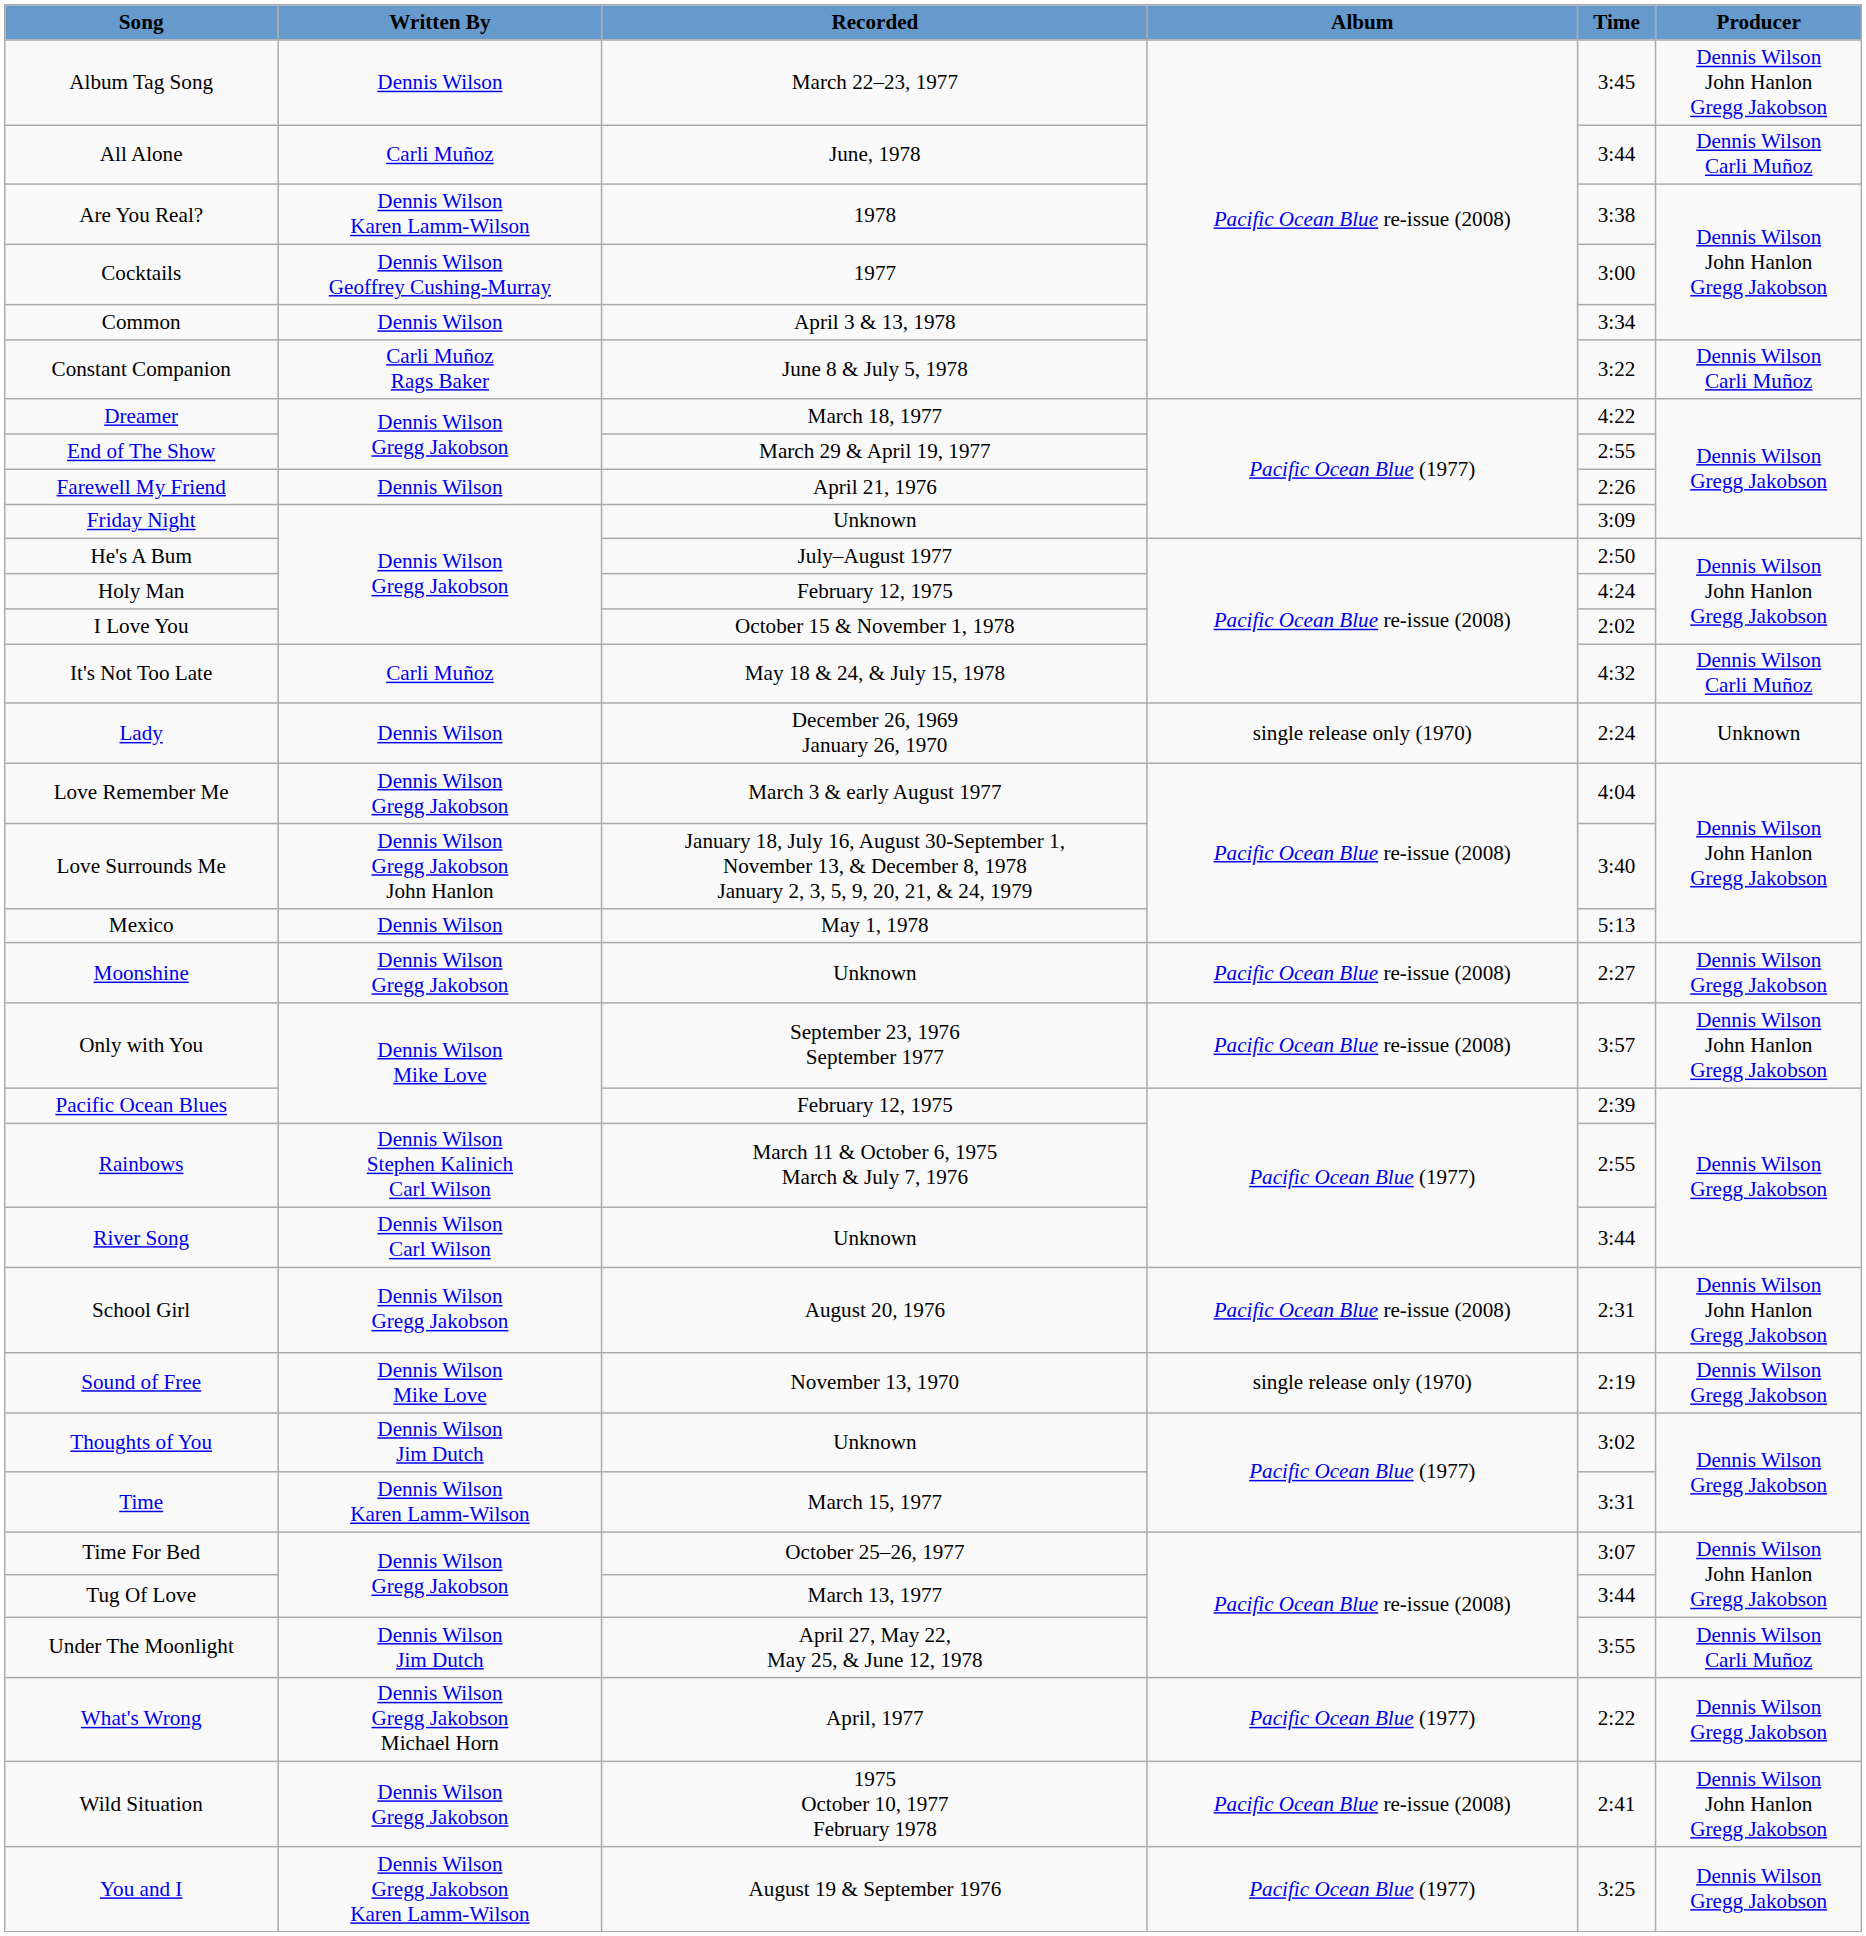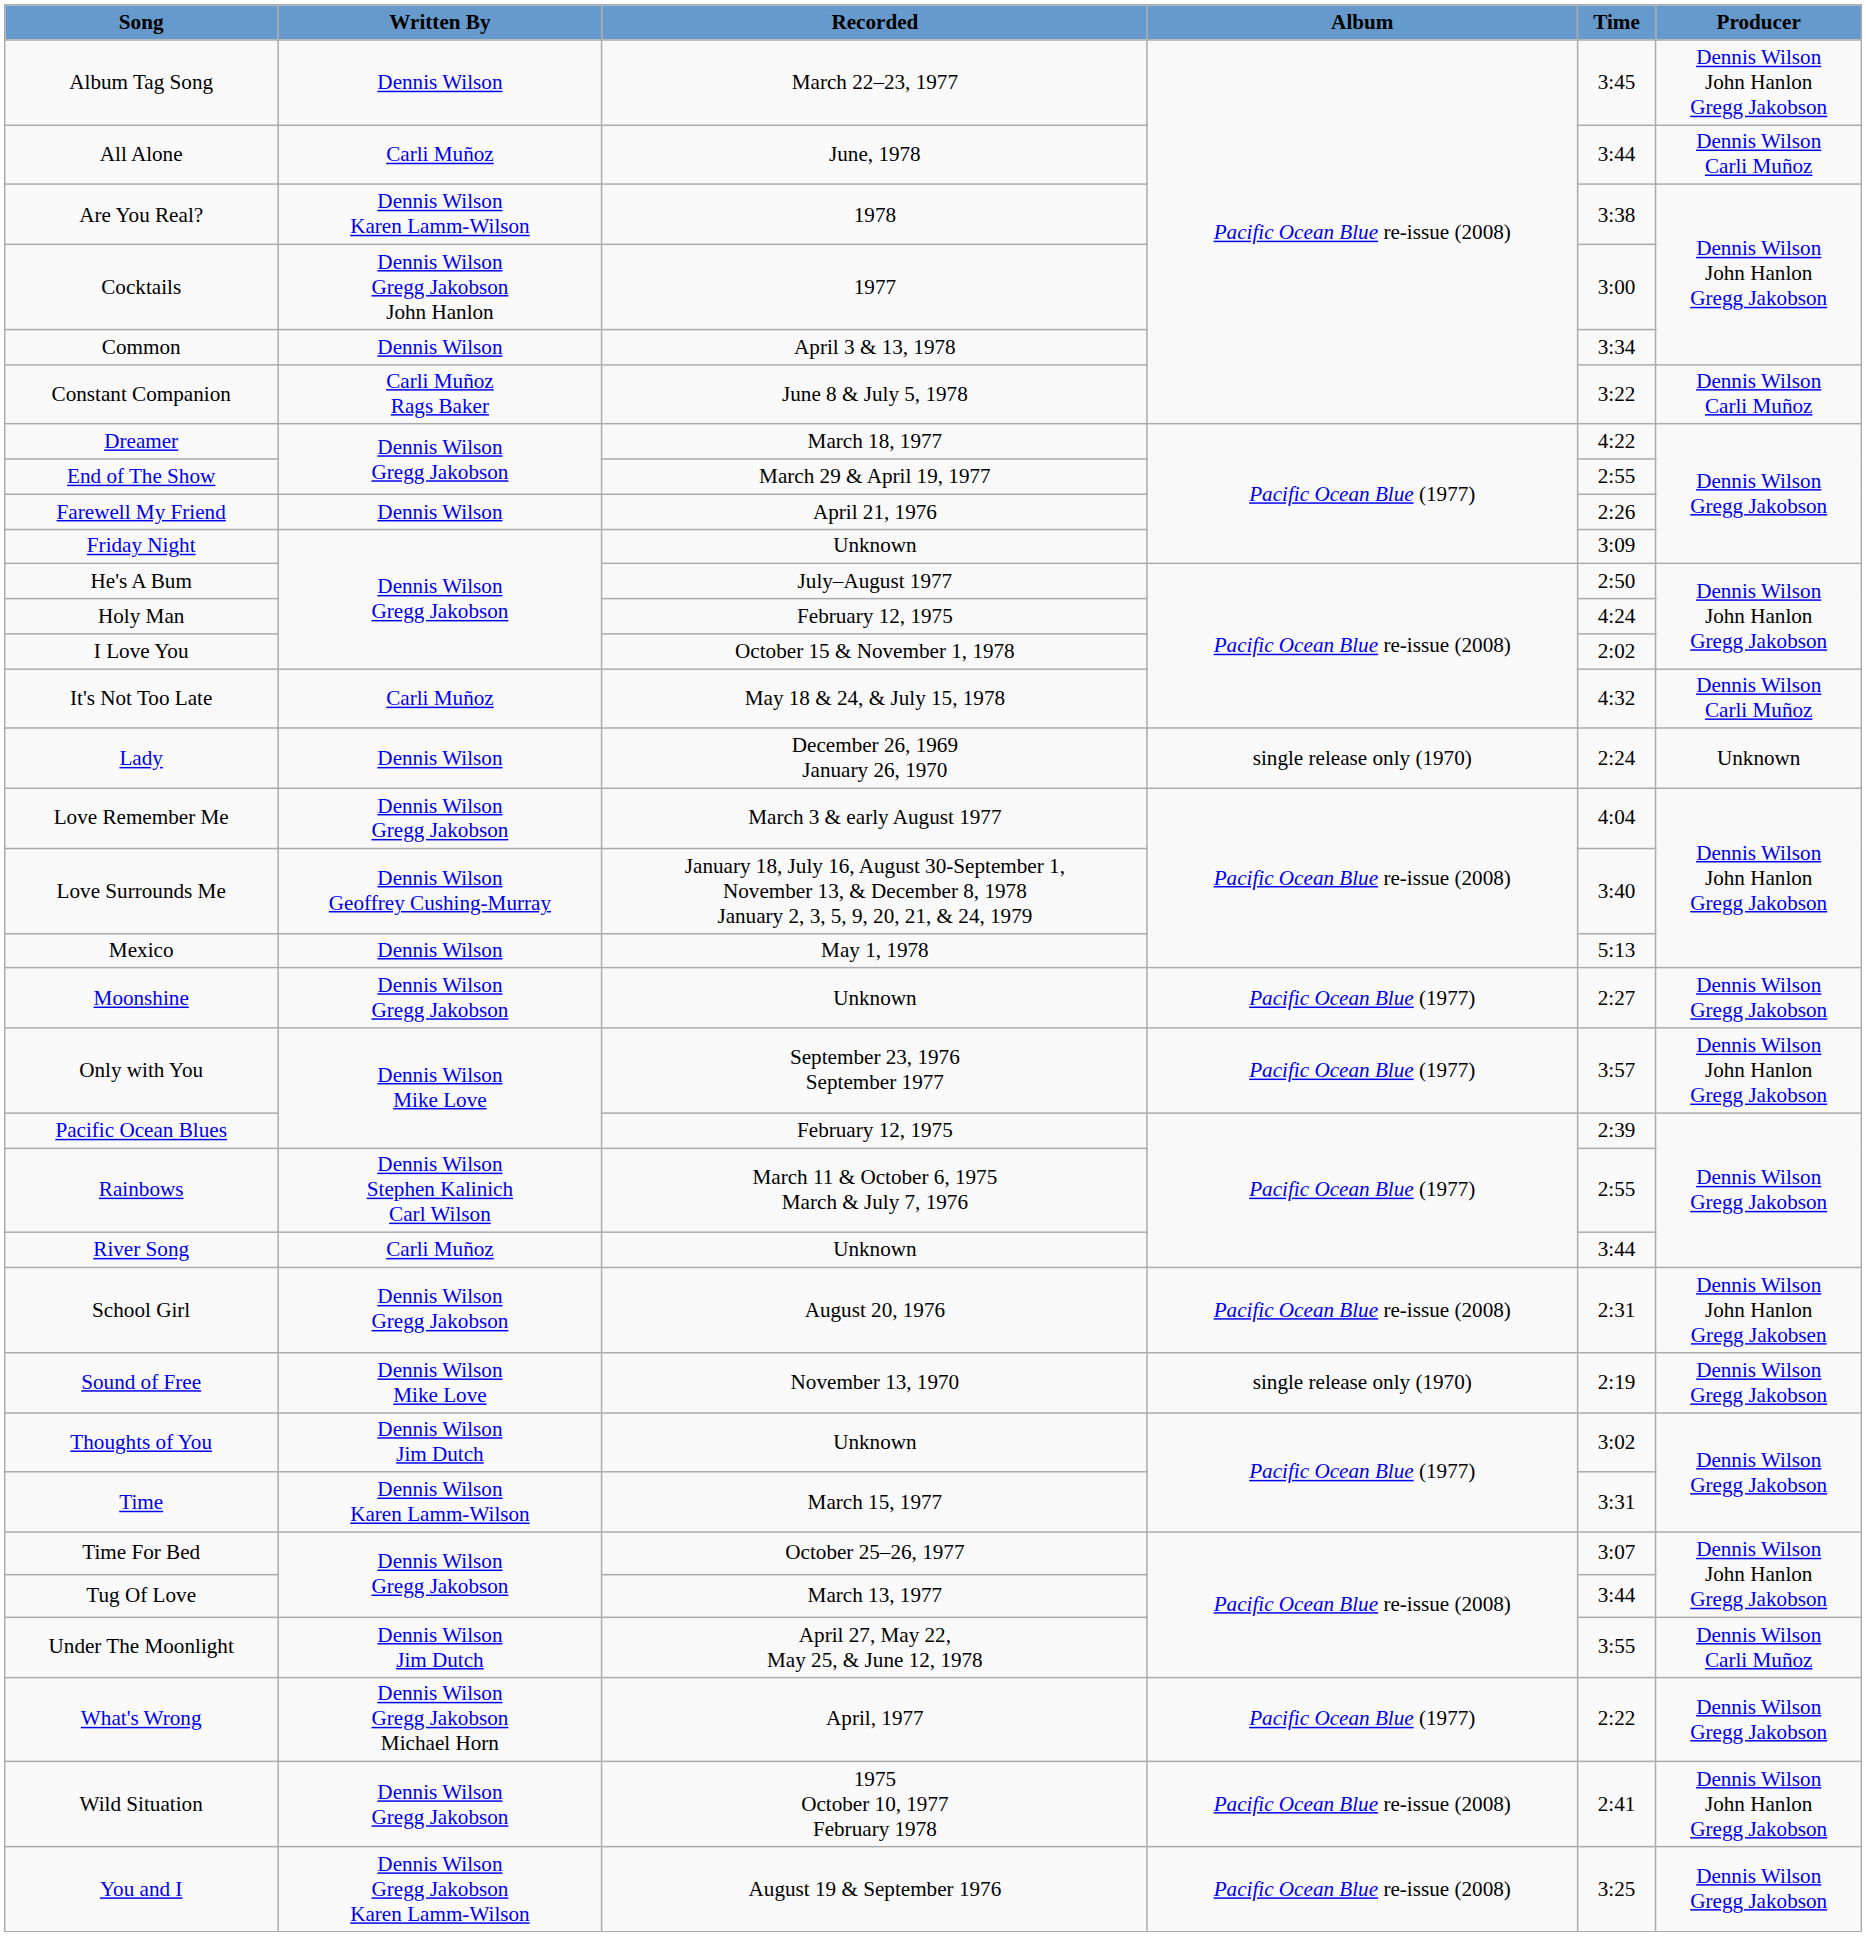(440, 274) Dennis Wilson Geoffrey Cushing-Murray -> (440, 286) Dennis Wilson Gregg Jakobson John Hanlon
(440, 865) Dennis Wilson Gregg Jakobson John Hanlon -> (440, 890) Dennis Wilson Geoffrey Cushing-Murray
(1362, 972) Pacific Ocean Blue re-issue (2008) -> (1362, 997) Pacific Ocean Blue (1977)
(1362, 1045) Pacific Ocean Blue re-issue (2008) -> (1362, 1070) Pacific Ocean Blue (1977)
(440, 1237) Dennis Wilson Carl Wilson -> (440, 1249) Carli Muñoz
(1759, 1309) Dennis Wilson John Hanlon Gregg Jakobson -> (1759, 1309) Dennis Wilson John Hanlon Gregg Jakobsen
(1362, 1888) Pacific Ocean Blue (1977) -> (1362, 1888) Pacific Ocean Blue re-issue (2008)
